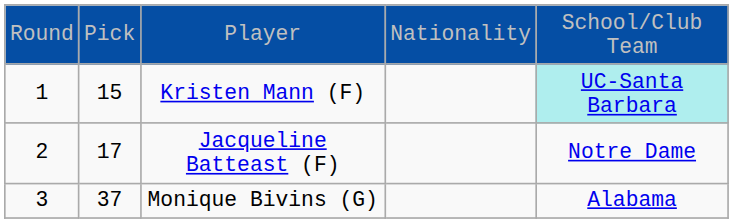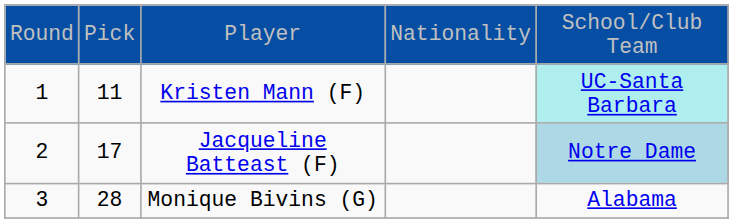(110, 94) 15 -> (110, 94) 11
(632, 153) no background -> (632, 153) lightblue background
(110, 200) 37 -> (110, 200) 28
